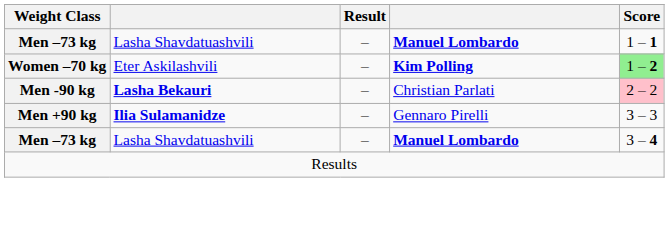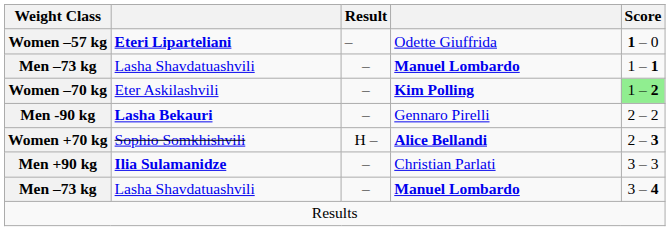+ row: (58, 41)
(444, 90) Christian Parlati -> (442, 115) Gennaro Pirelli
(642, 90) pink background -> (643, 115) no background
+ row: (58, 139)
(441, 115) Gennaro Pirelli -> (445, 164) Christian Parlati
